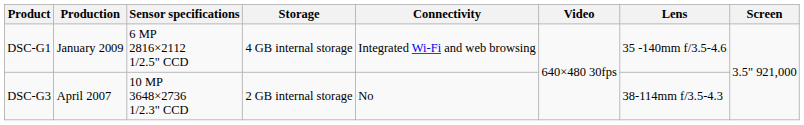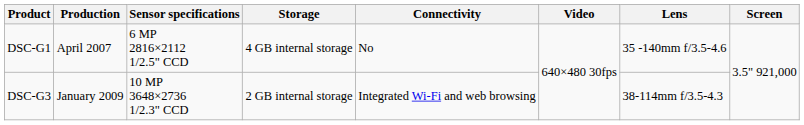(90, 48) January 2009 -> (84, 48) April 2007
(447, 48) Integrated Wi-Fi and web browsing -> (366, 48) No
(84, 96) April 2007 -> (90, 96) January 2009
(366, 96) No -> (447, 96) Integrated Wi-Fi and web browsing
